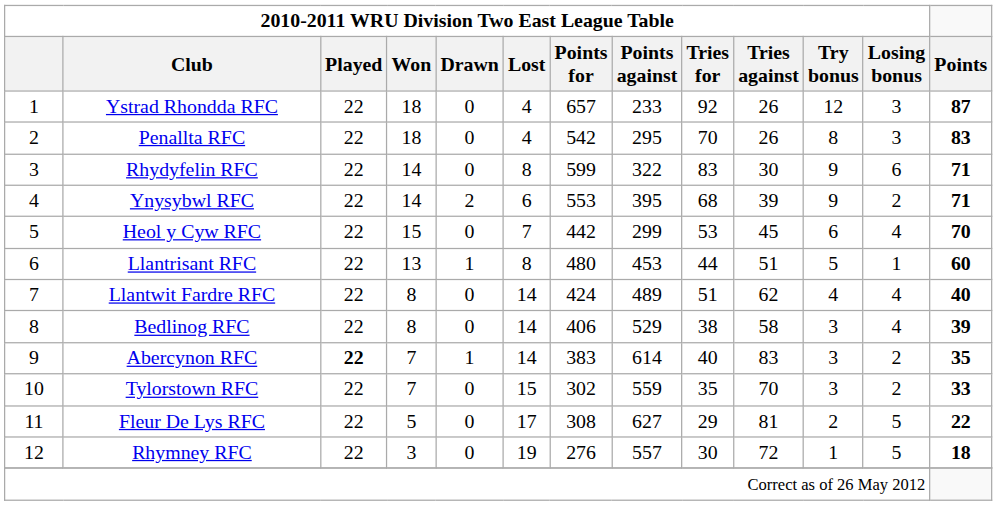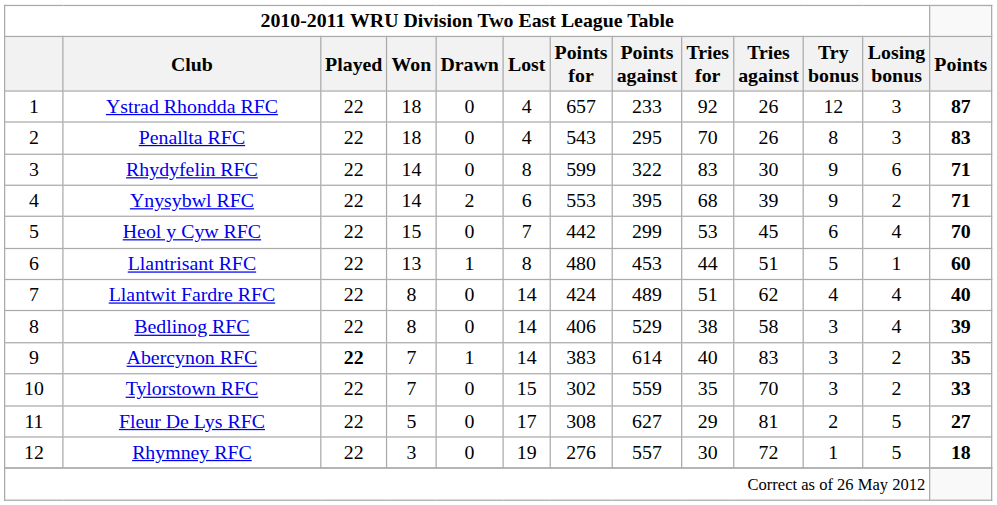(581, 137) 542 -> (581, 137) 543
(961, 420) 22 -> (961, 420) 27
